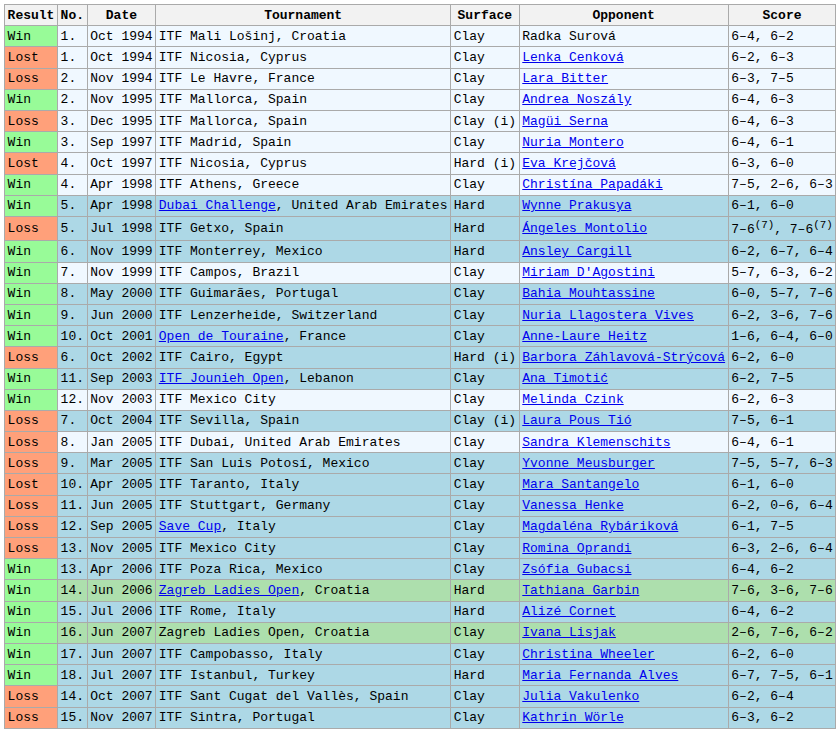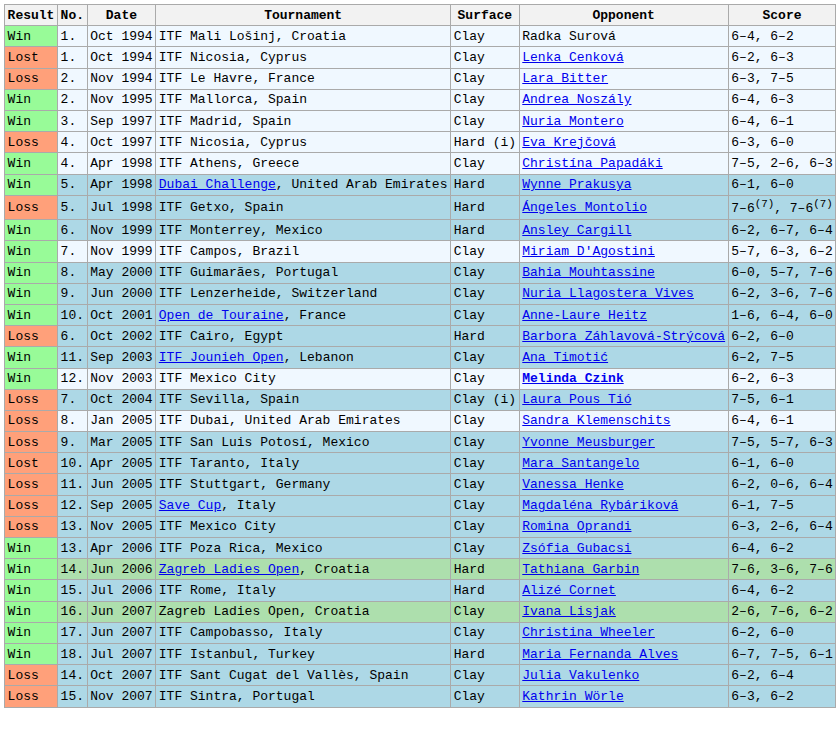- row: (121, 121)
(23, 163) Lost -> (23, 142) Loss
(485, 357) Hard (i) -> (469, 336) Hard
(573, 400) normal -> (573, 379) bold
